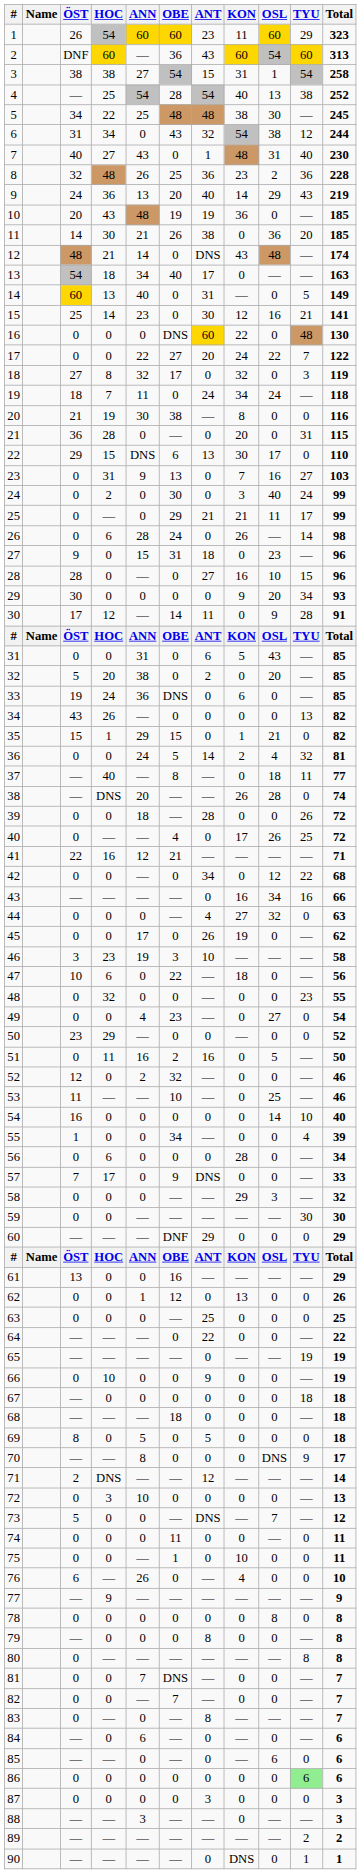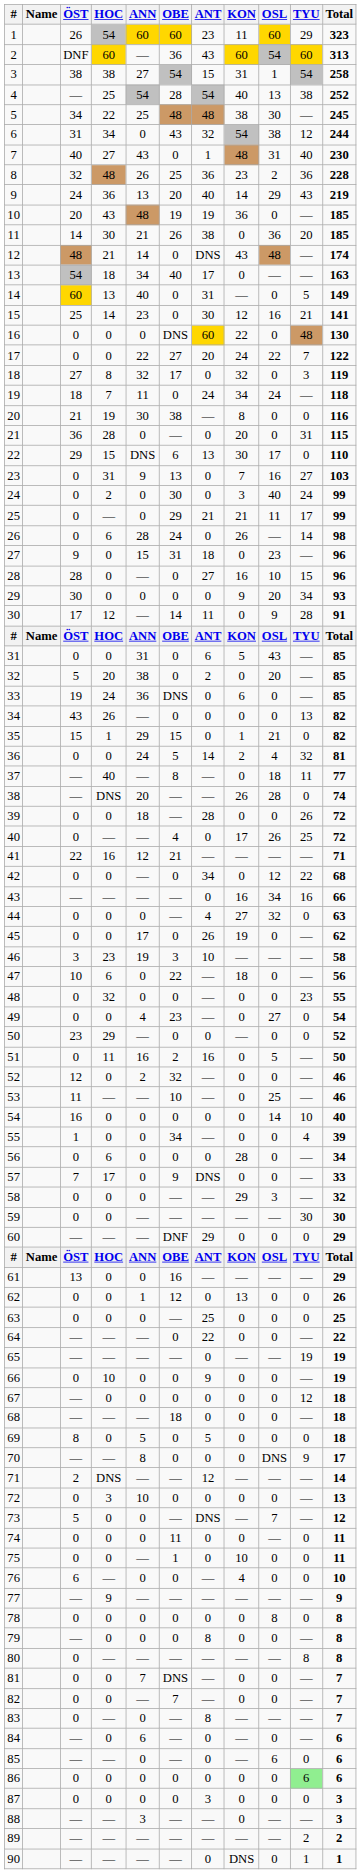(306, 1397) 18 -> (306, 1397) 12
(143, 1578) 26 -> (143, 1578) 0
